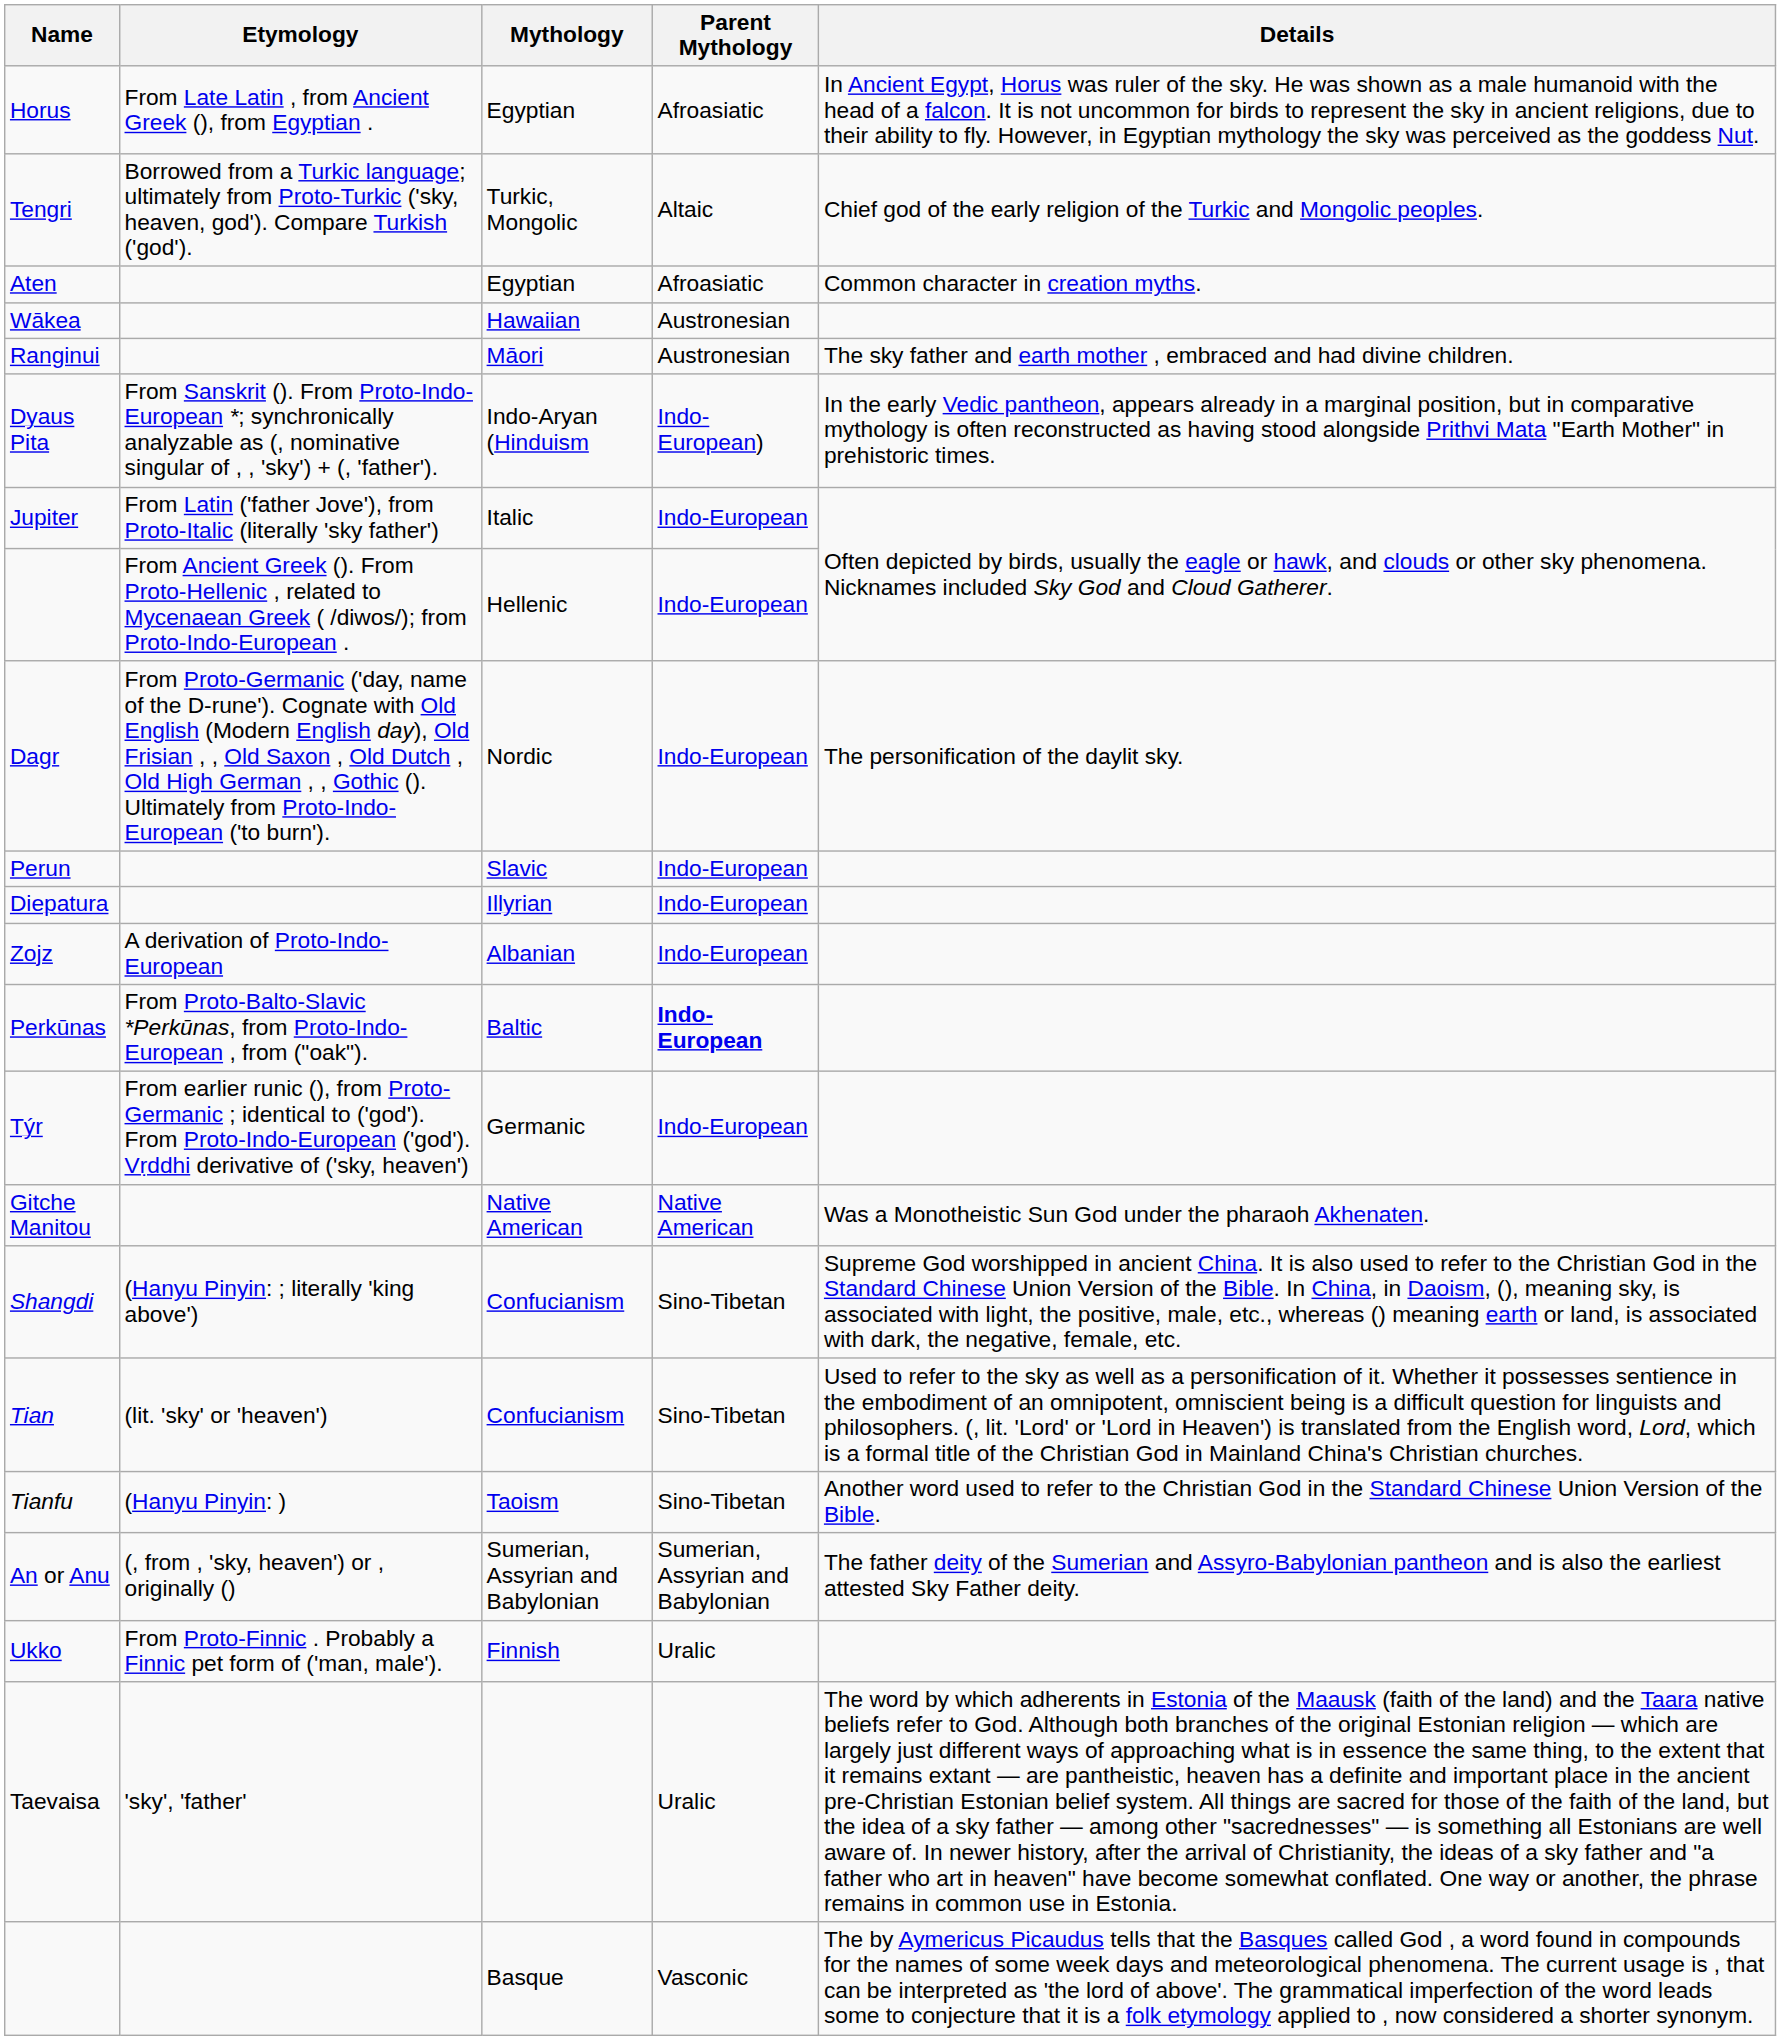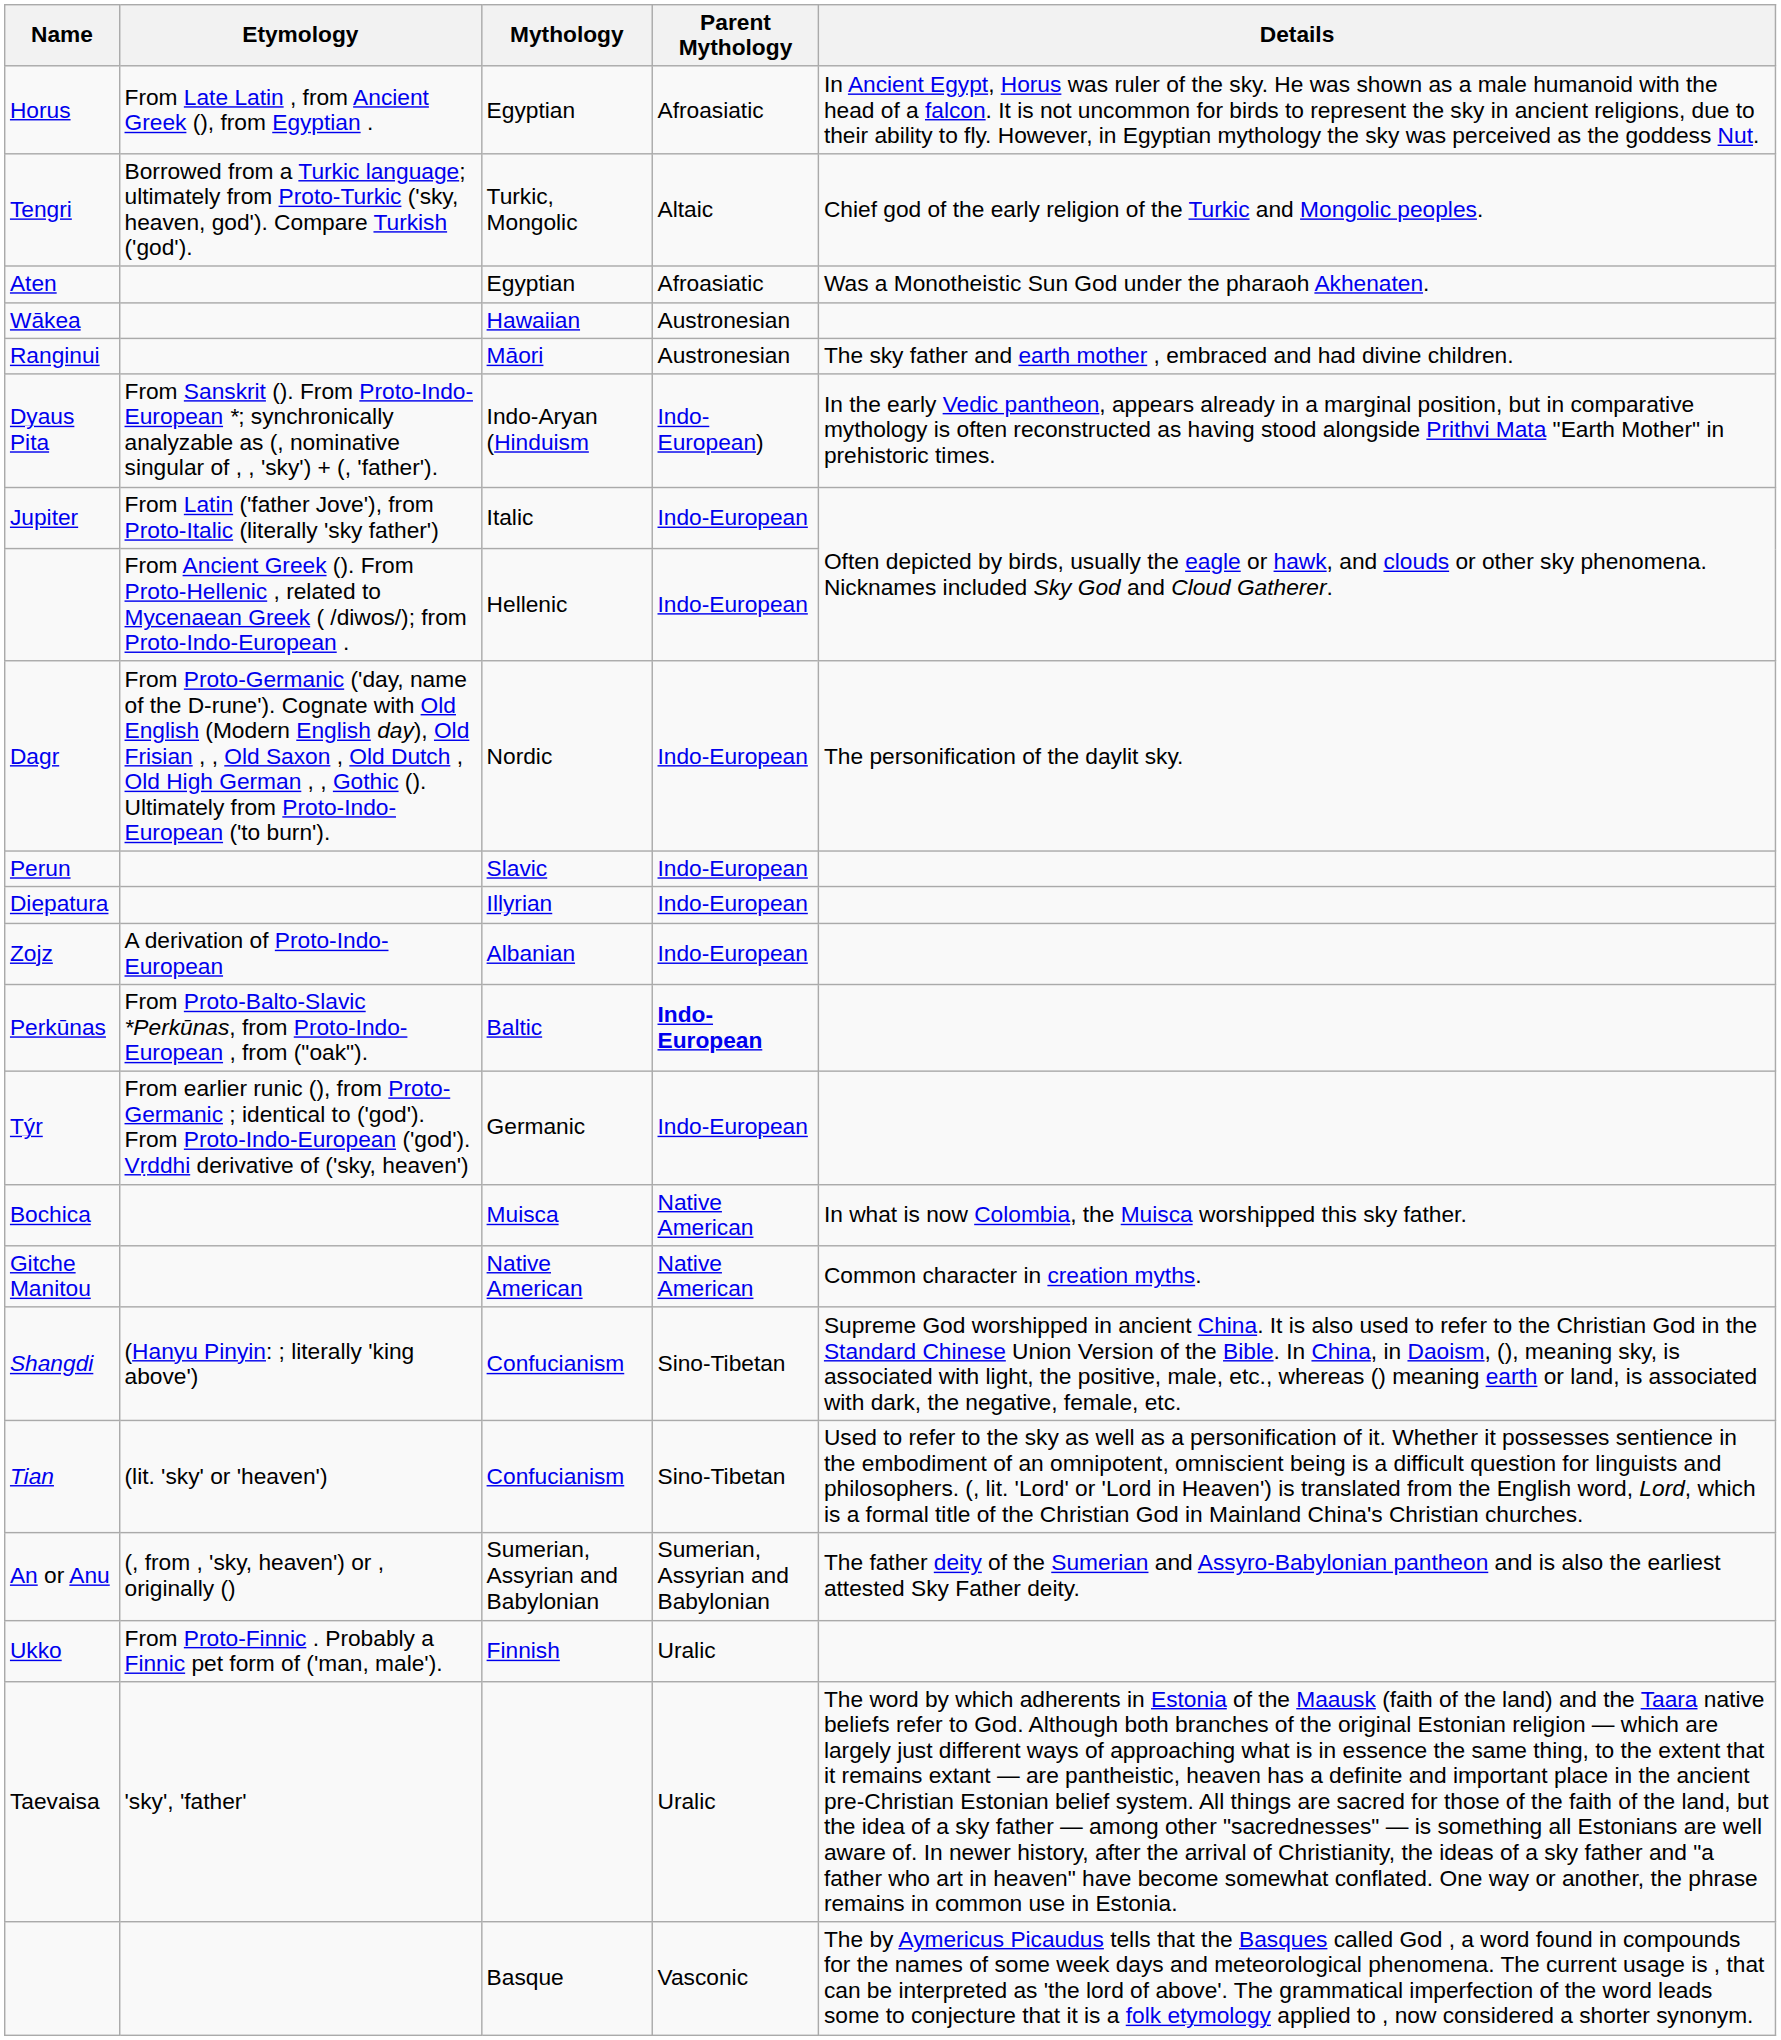(1013, 283) Common character in creation myths. -> (1127, 283) Was a Monotheistic Sun God under the pharaoh Akhenaten.
+ row: (50, 1214)
(1127, 1214) Was a Monotheistic Sun God under the pharaoh Akhenaten. -> (1013, 1276) Common character in creation myths.
- row: (41, 1501)
